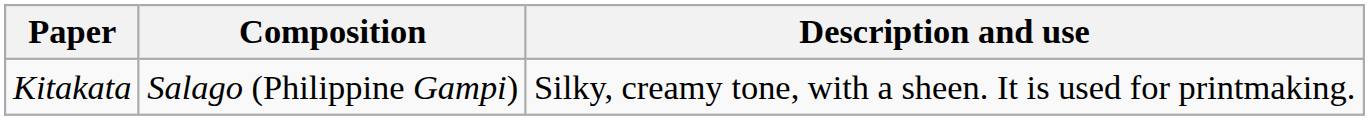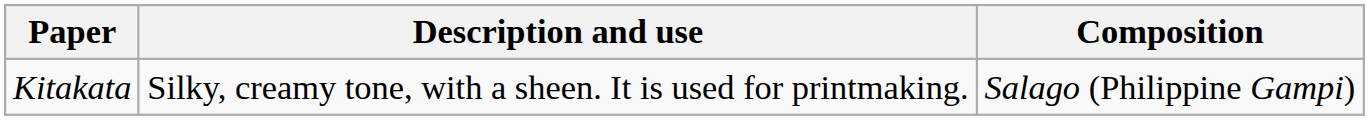columns swapped: (333, 31) <-> (945, 31)
